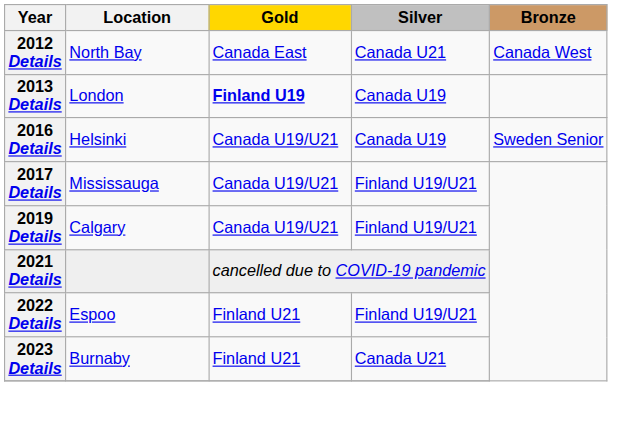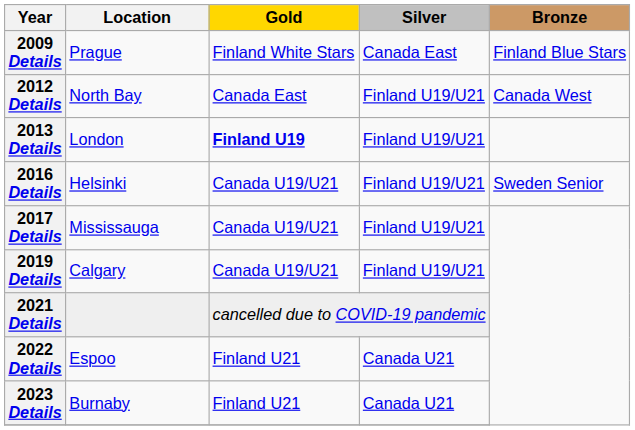+ row: (35, 53)
(400, 53) Canada U21 -> (424, 96) Finland U19/U21
(400, 96) Canada U19 -> (424, 140) Finland U19/U21
(400, 140) Canada U19 -> (424, 184) Finland U19/U21
(416, 315) Finland U19/U21 -> (409, 359) Canada U21
